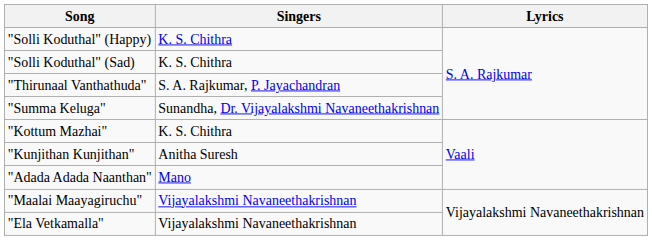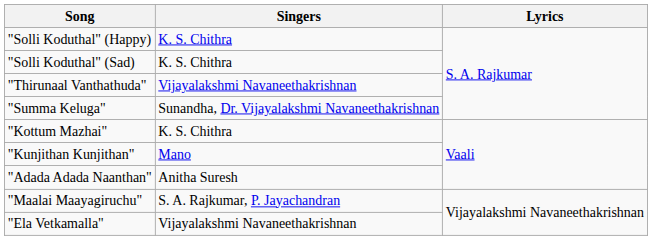(249, 85) S. A. Rajkumar, P. Jayachandran -> (257, 85) Vijayalakshmi Navaneethakrishnan
(198, 154) Anitha Suresh -> (175, 154) Mano
(175, 177) Mano -> (198, 177) Anitha Suresh
(257, 200) Vijayalakshmi Navaneethakrishnan -> (249, 200) S. A. Rajkumar, P. Jayachandran
